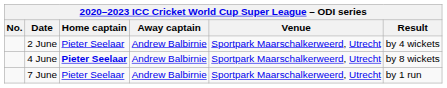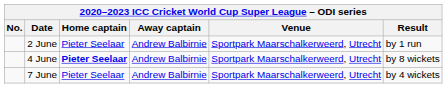(413, 43) by 4 wickets -> (404, 43) by 1 run
(404, 75) by 1 run -> (413, 75) by 4 wickets
